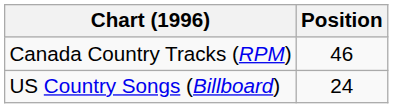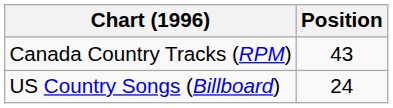(342, 53) 46 -> (342, 53) 43
